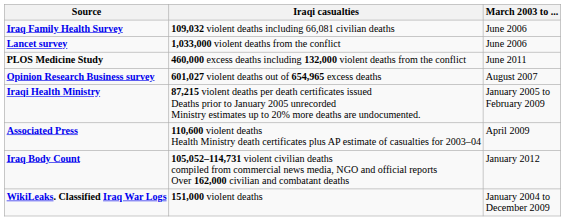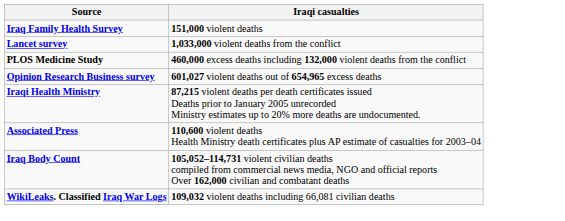- column: (522, 12)
(283, 28) 109,032 violent deaths including 66,081 civilian deaths -> (217, 28) 151,000 violent deaths
(217, 197) 151,000 violent deaths -> (283, 197) 109,032 violent deaths including 66,081 civilian deaths
